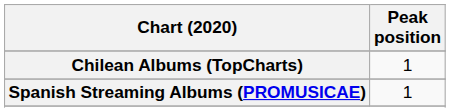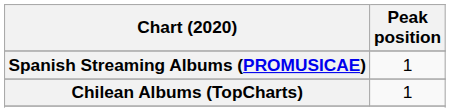rows swapped: (187, 65) <-> (187, 92)
